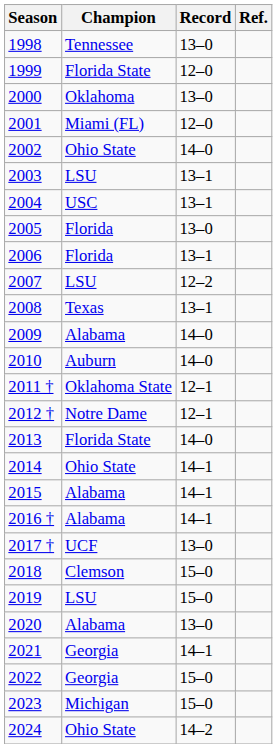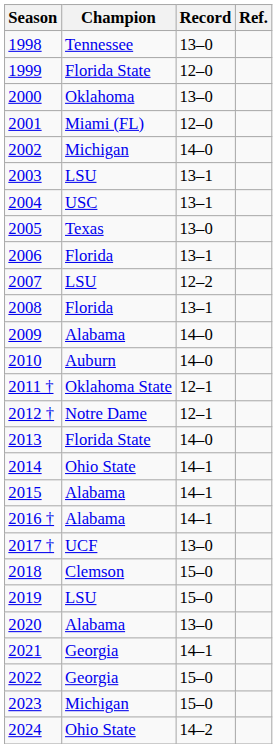(100, 149) Ohio State -> (97, 149) Michigan
(89, 228) Florida -> (84, 228) Texas
(84, 307) Texas -> (89, 307) Florida
